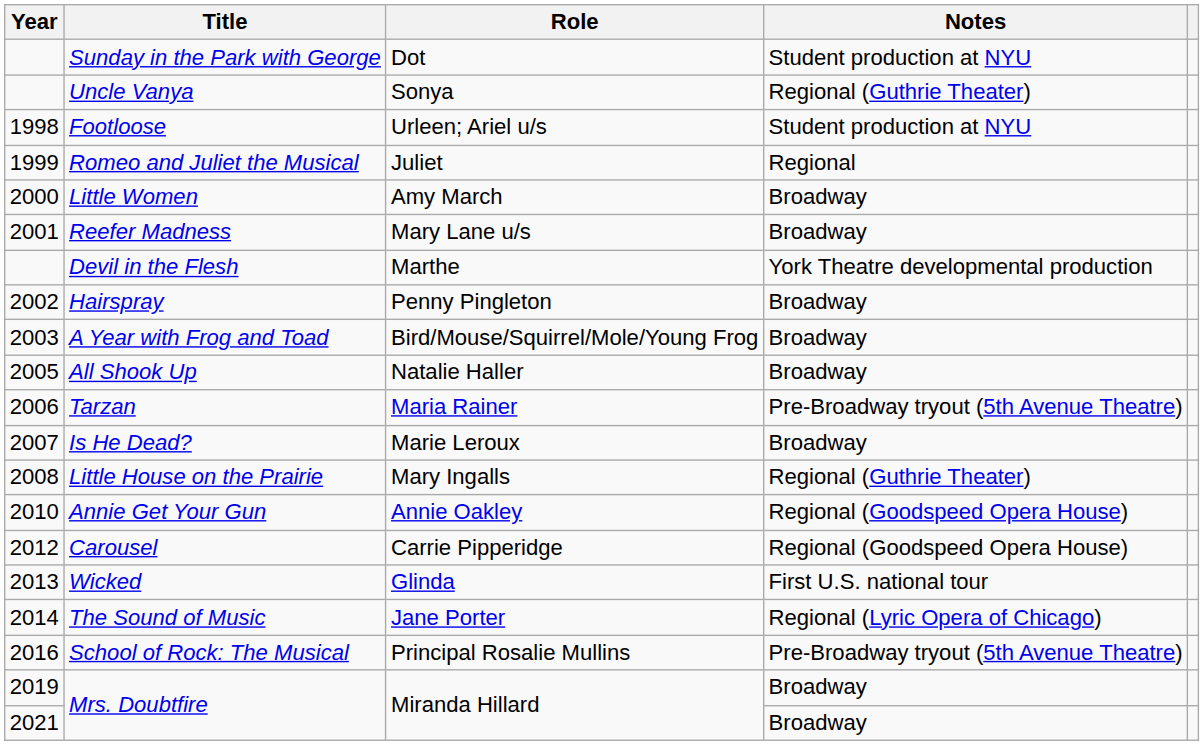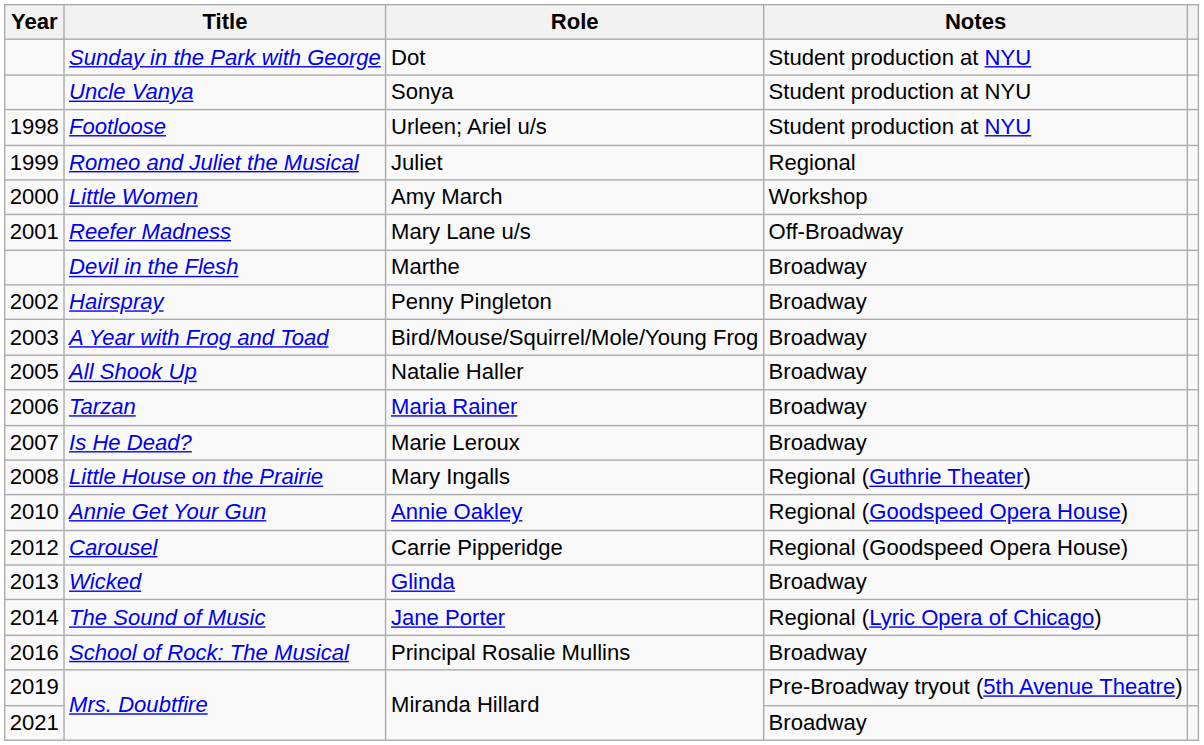(900, 92) Regional (Guthrie Theater) -> (900, 92) Student production at NYU
(818, 197) Broadway -> (818, 197) Workshop
(818, 232) Broadway -> (836, 232) Off-Broadway
(961, 267) York Theatre developmental production -> (818, 267) Broadway
(976, 407) Pre-Broadway tryout (5th Avenue Theatre) -> (818, 407) Broadway
(878, 582) First U.S. national tour -> (818, 582) Broadway
(976, 652) Pre-Broadway tryout (5th Avenue Theatre) -> (818, 652) Broadway
(818, 687) Broadway -> (976, 687) Pre-Broadway tryout (5th Avenue Theatre)
